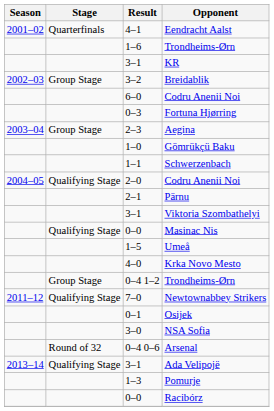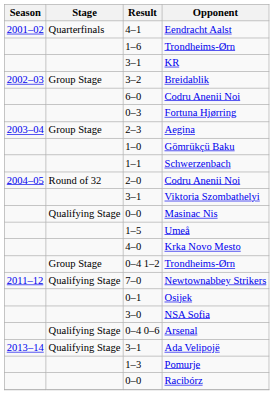(85, 180) Qualifying Stage -> (75, 180) Round of 32
- row: (133, 197)
(75, 347) Round of 32 -> (85, 331) Qualifying Stage
